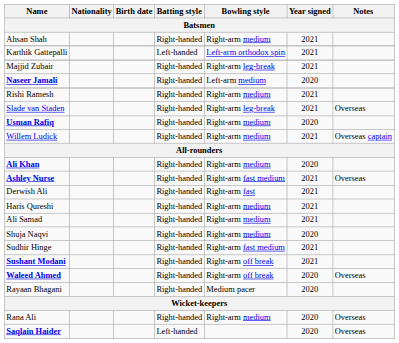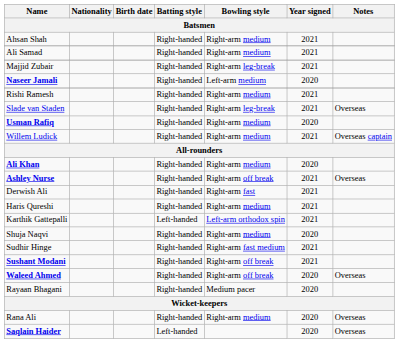rows swapped: (24, 219) <-> (37, 52)
(246, 177) Right-arm fast medium -> (240, 177) Right-arm off break
